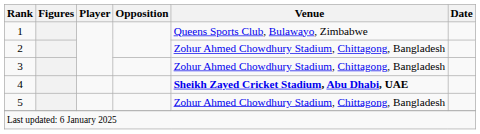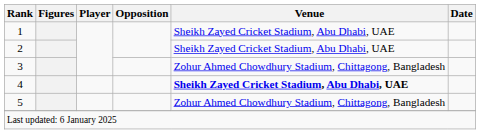(271, 31) Queens Sports Club, Bulawayo, Zimbabwe -> (284, 31) Sheikh Zayed Cricket Stadium, Abu Dhabi, UAE
(309, 48) Zohur Ahmed Chowdhury Stadium, Chittagong, Bangladesh -> (284, 48) Sheikh Zayed Cricket Stadium, Abu Dhabi, UAE
